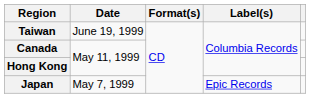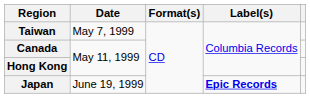(108, 31) June 19, 1999 -> (103, 31) May 7, 1999
(103, 84) May 7, 1999 -> (108, 84) June 19, 1999
(239, 84) normal -> (241, 84) bold
